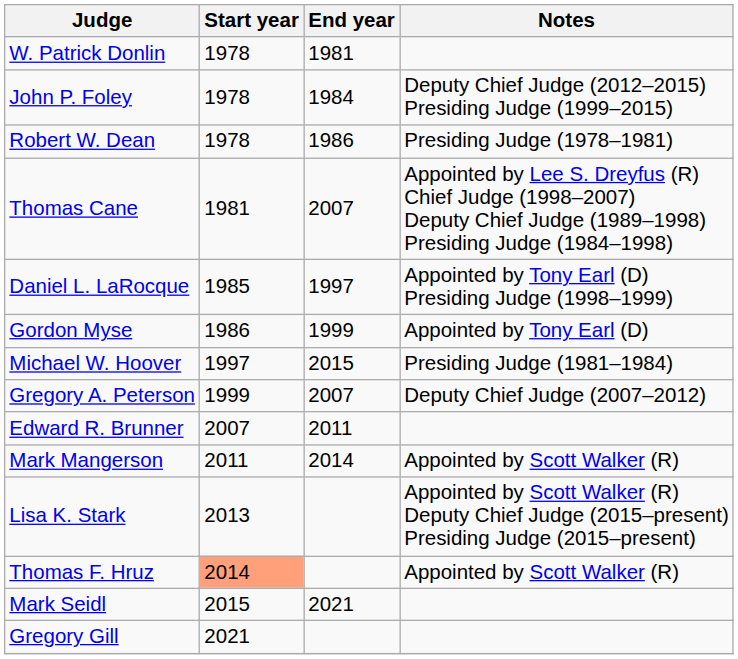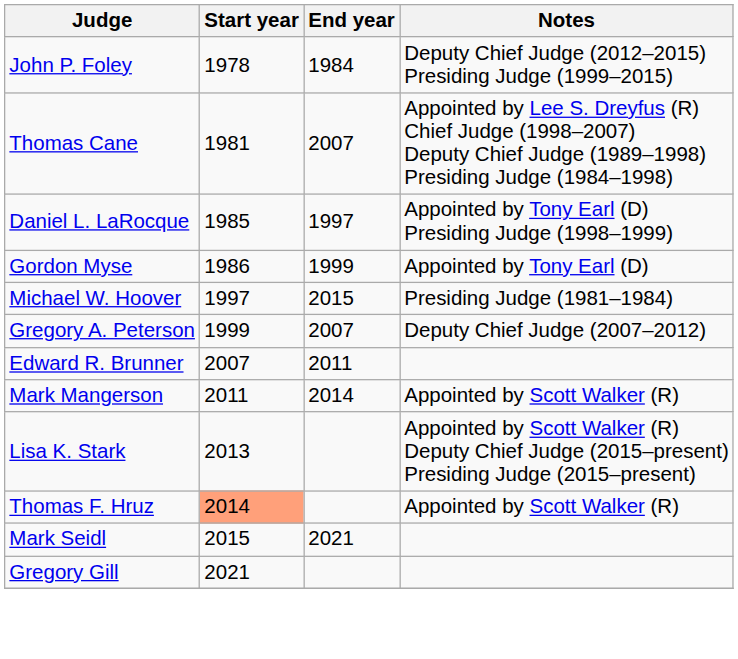- row: (87, 53)
- row: (82, 141)
